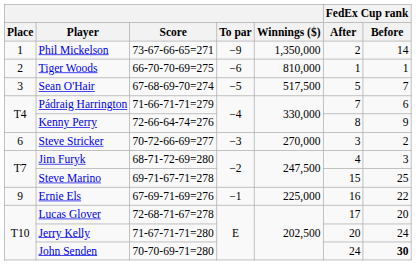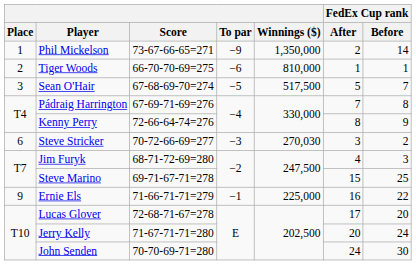(173, 104) 71-66-71-71=279 -> (173, 104) 67-69-71-69=276
(406, 104) 6 -> (406, 104) 8
(302, 141) 270,000 -> (302, 141) 270,030
(173, 196) 67-69-71-69=276 -> (173, 196) 71-66-71-71=279
(403, 251) bold -> (403, 251) normal
